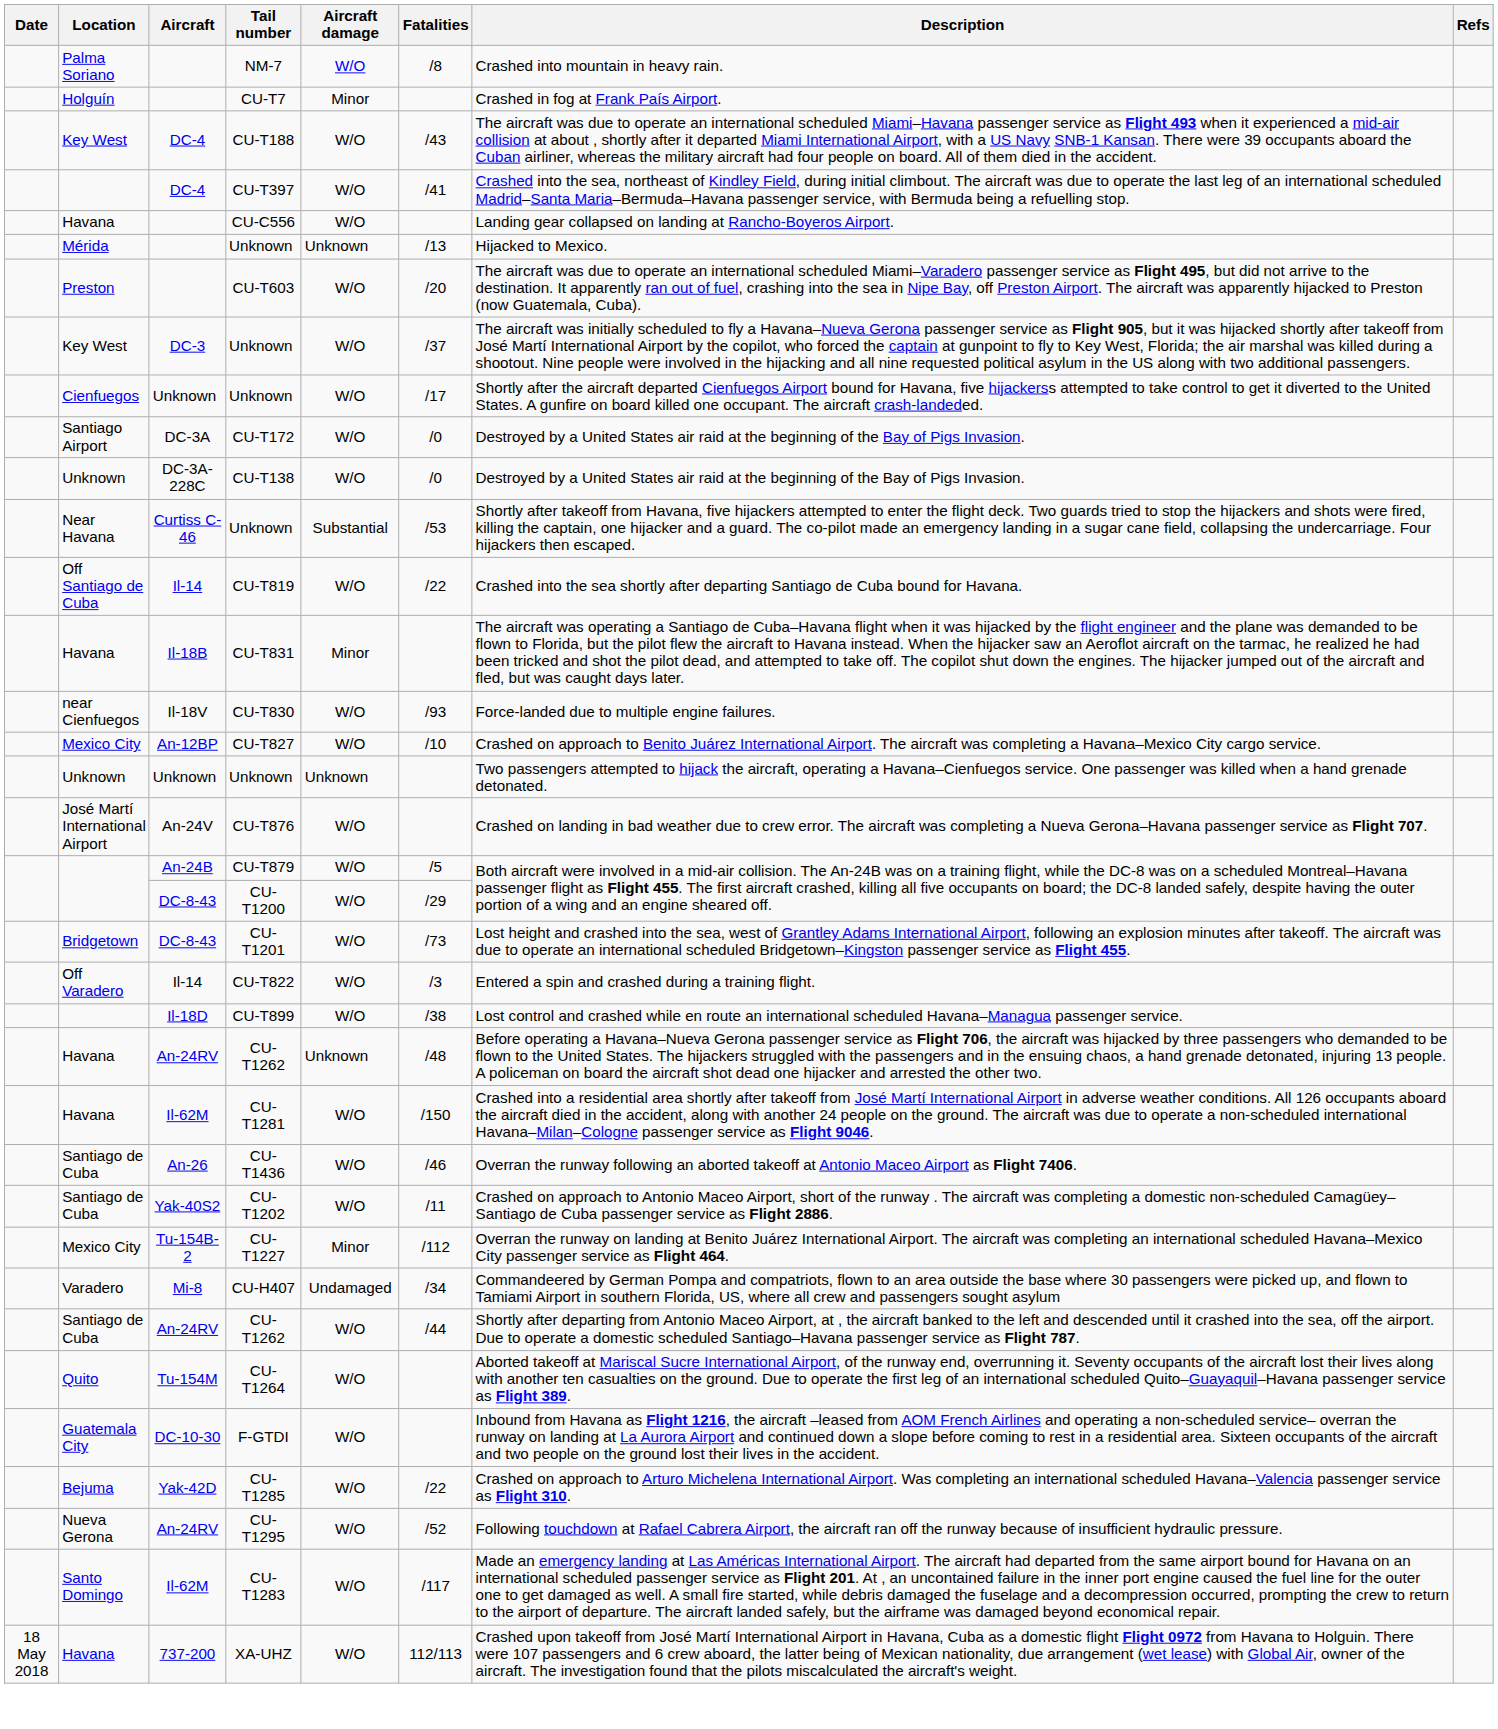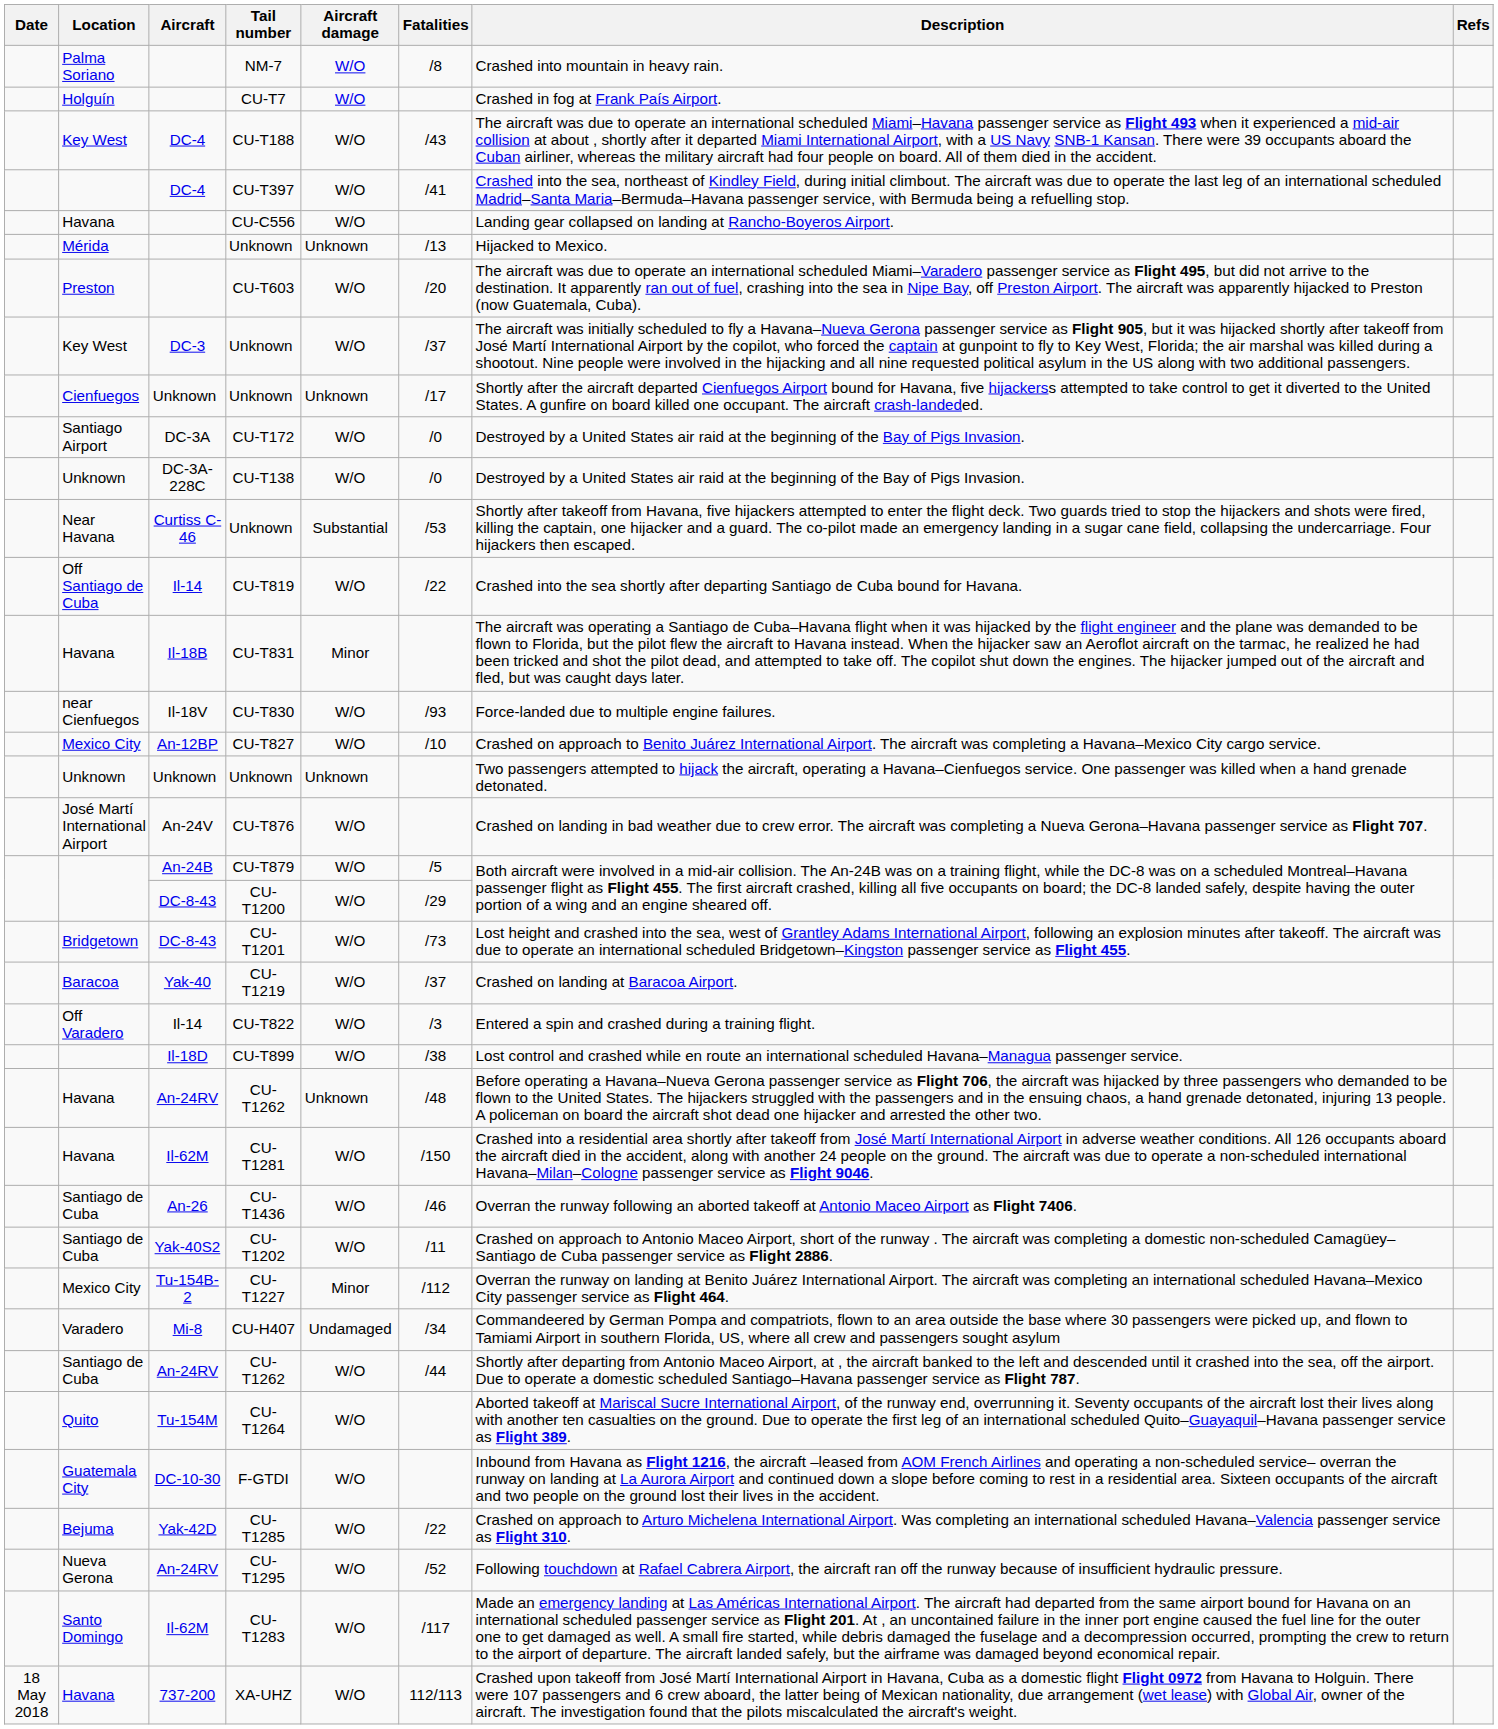(350, 98) Minor -> (350, 98) W/O
(350, 395) W/O -> (336, 395) Unknown
+ row: (90, 982)
